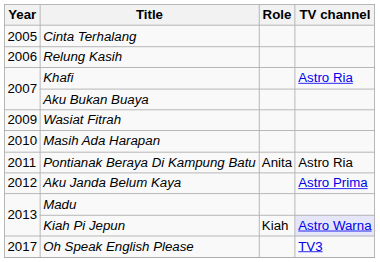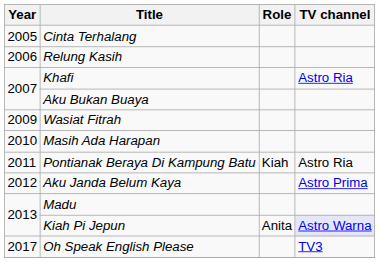(277, 162) Anita -> (275, 162) Kiah
(275, 225) Kiah -> (277, 225) Anita
